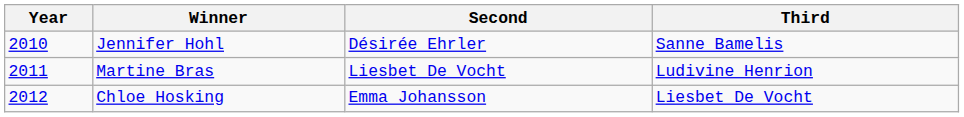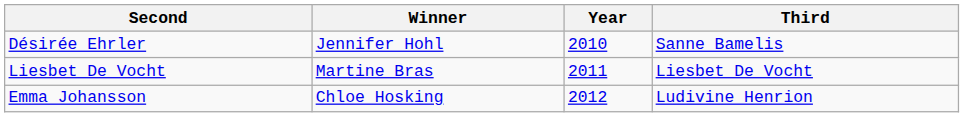columns swapped: (48, 18) <-> (498, 18)
(734, 71) Ludivine Henrion -> (734, 71) Liesbet De Vocht
(734, 98) Liesbet De Vocht -> (734, 98) Ludivine Henrion
